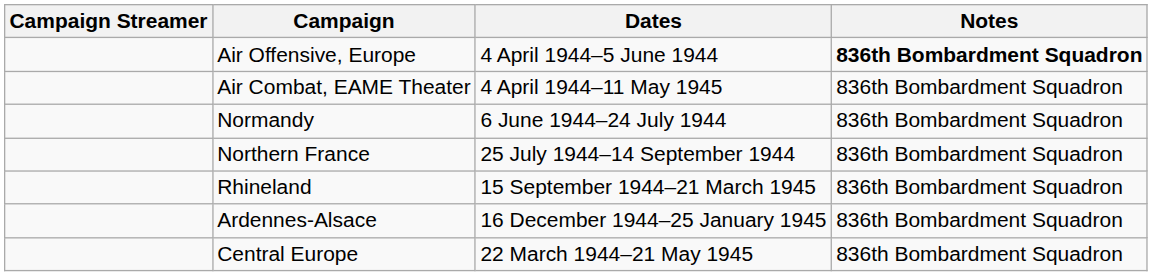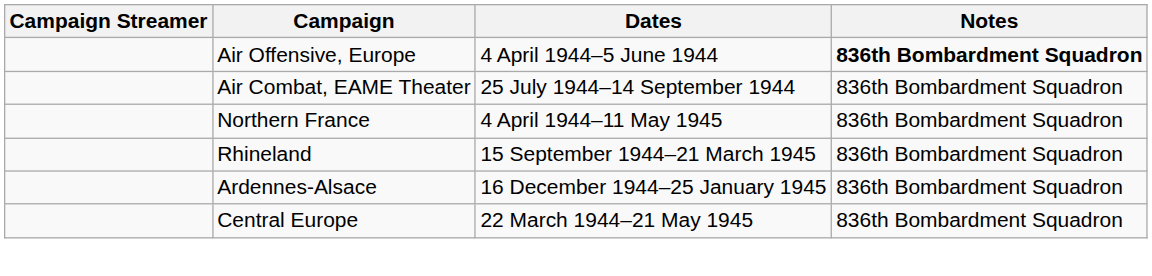(601, 87) 4 April 1944–11 May 1945 -> (638, 87) 25 July 1944–14 September 1944
- row: (266, 120)
(638, 154) 25 July 1944–14 September 1944 -> (601, 120) 4 April 1944–11 May 1945
